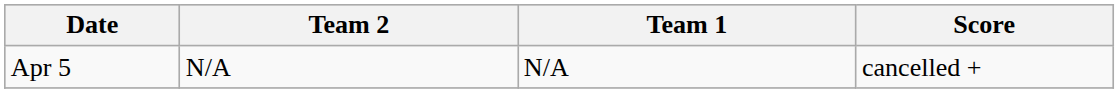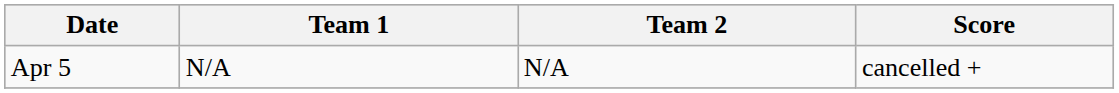columns swapped: (687, 25) <-> (349, 25)
